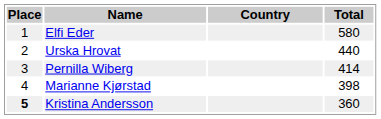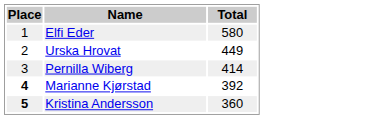- column: (265, 15)
(349, 51) 440 -> (232, 51) 449
(25, 86) normal -> (25, 86) bold
(349, 86) 398 -> (232, 86) 392
